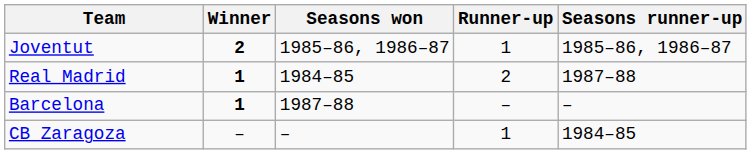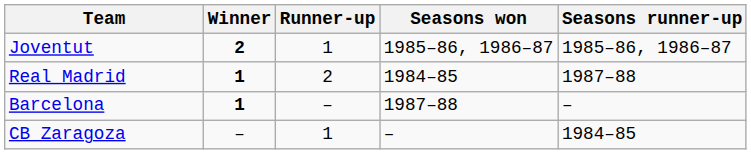columns swapped: (506, 19) <-> (365, 19)
